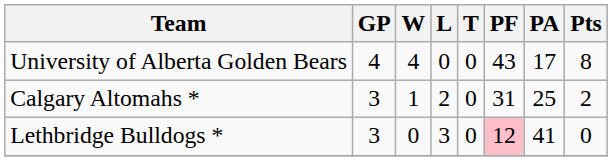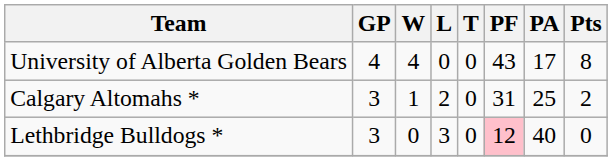(544, 135) 41 -> (544, 135) 40
